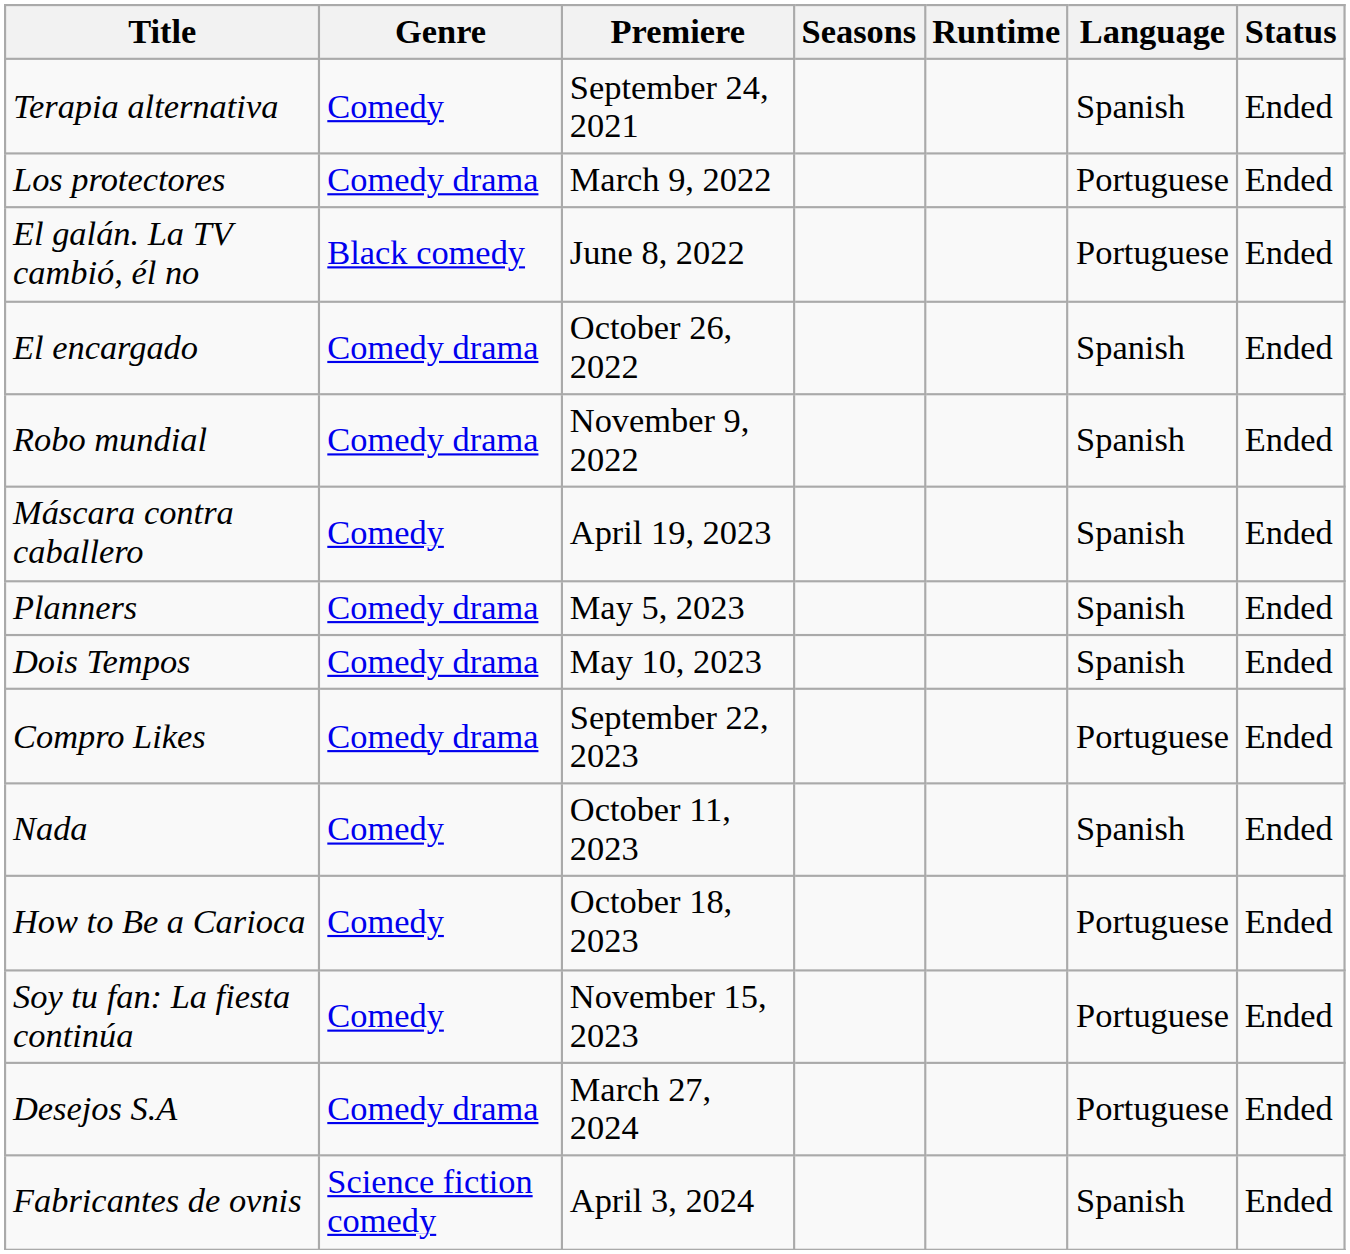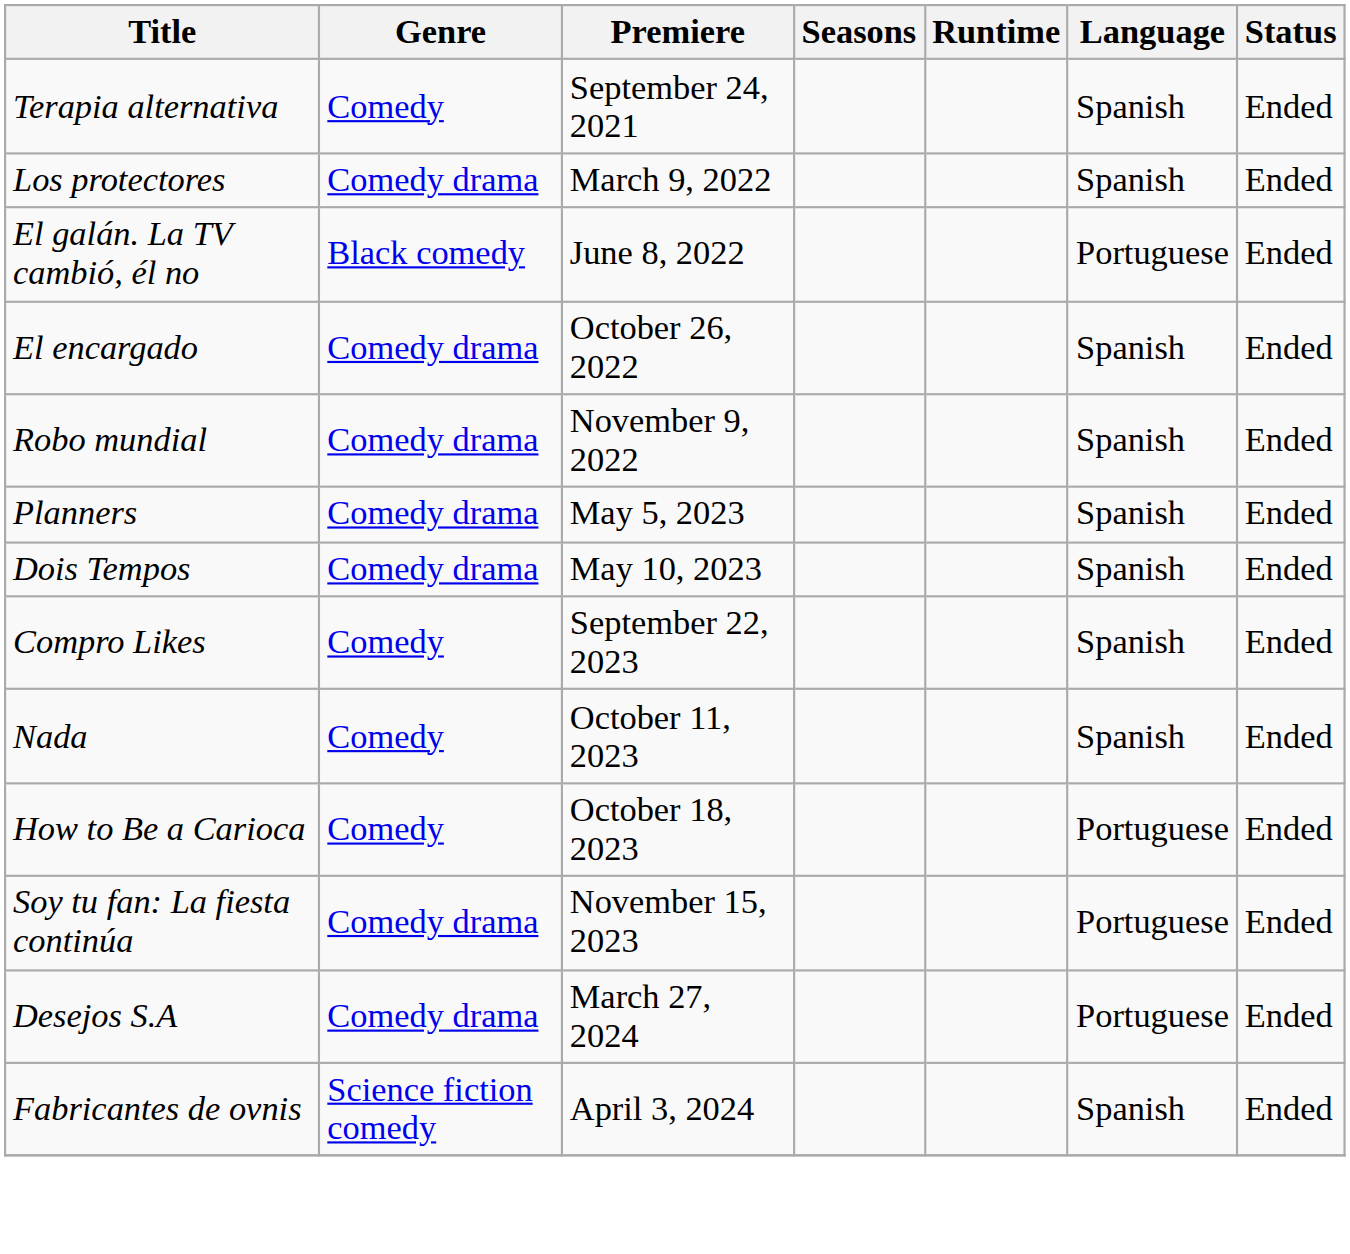(1152, 179) Portuguese -> (1131, 179) Spanish
- row: (123, 533)
(433, 735) Comedy drama -> (386, 642) Comedy
(1152, 735) Portuguese -> (1131, 642) Spanish
(386, 1015) Comedy -> (433, 922) Comedy drama
